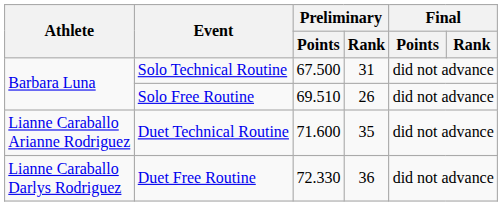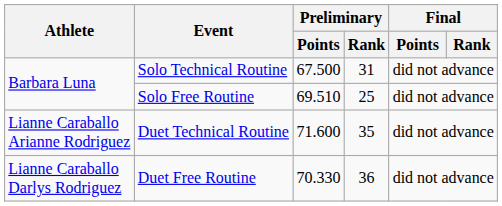(367, 97) 26 -> (367, 97) 25
(318, 178) 72.330 -> (318, 178) 70.330
